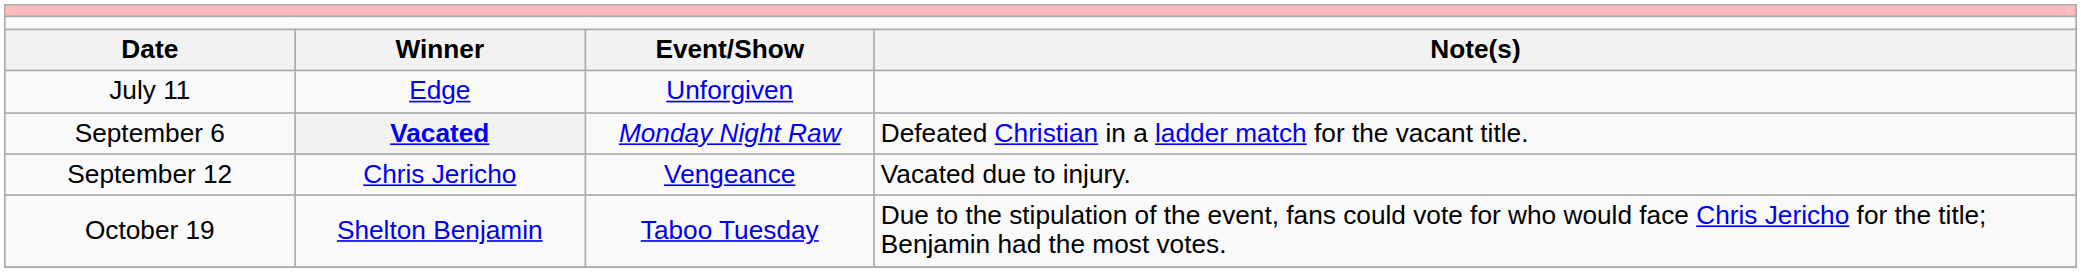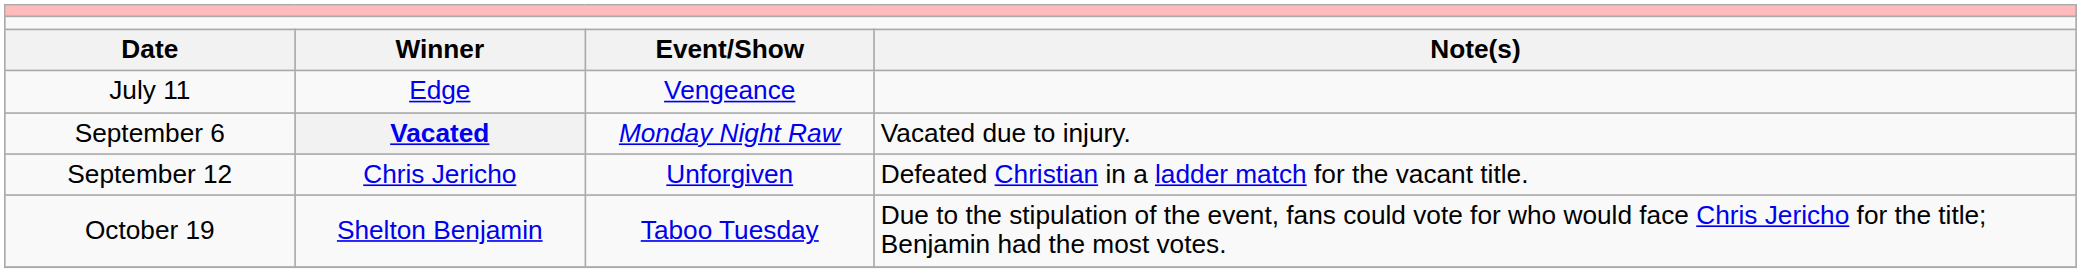(730, 91) Unforgiven -> (730, 91) Vengeance
(1205, 132) Defeated Christian in a ladder match for the vacant title. -> (1006, 132) Vacated due to injury.
(730, 174) Vengeance -> (730, 174) Unforgiven
(1006, 174) Vacated due to injury. -> (1205, 174) Defeated Christian in a ladder match for the vacant title.
